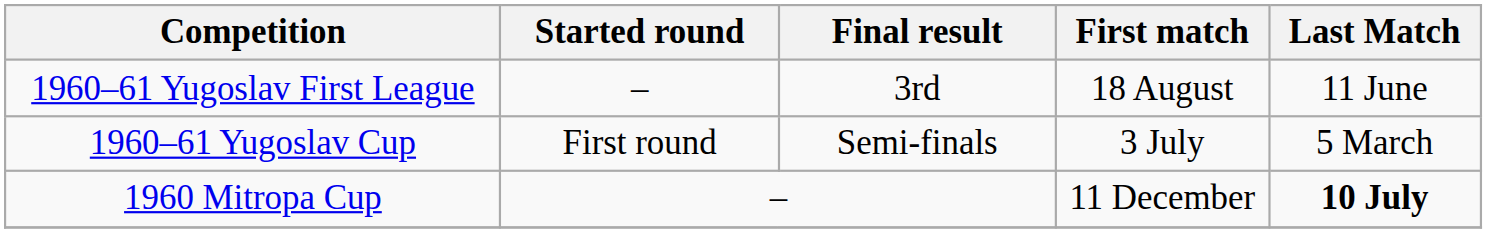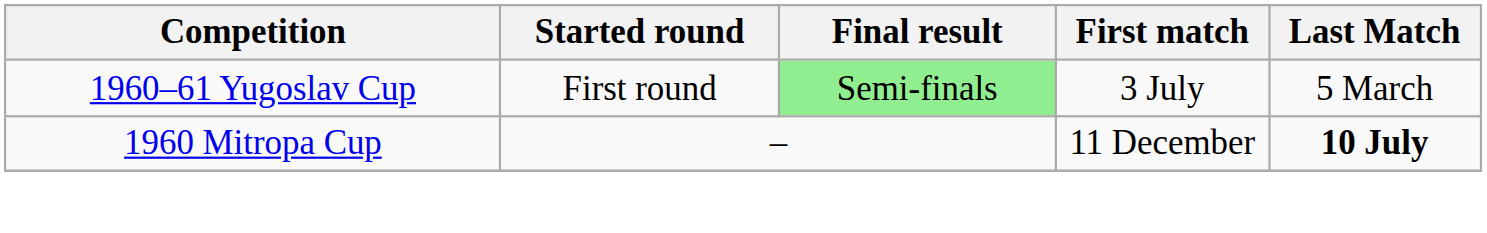- row: (253, 87)
(917, 142) no background -> (917, 87) lightgreen background
